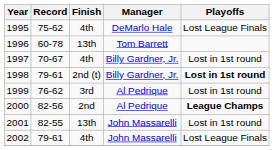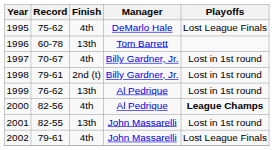(225, 75) bold -> (225, 75) normal
(87, 91) 3rd -> (87, 91) 13th
(87, 106) 2nd -> (87, 106) 4th
